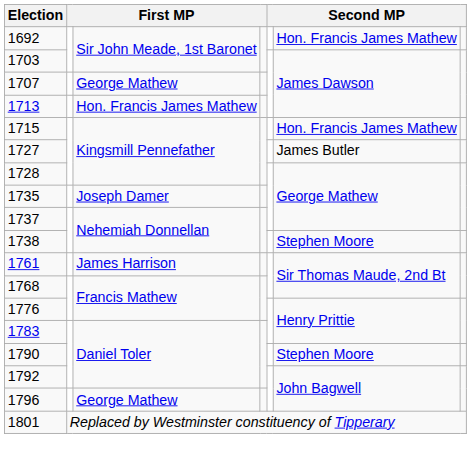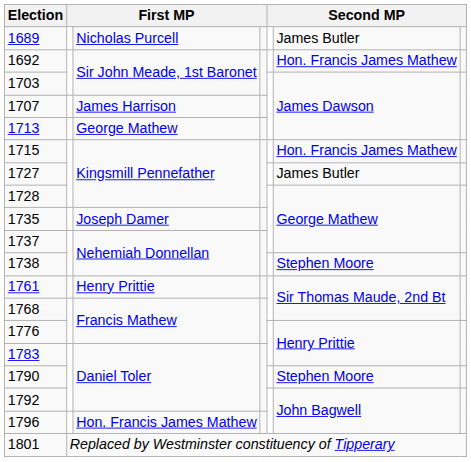+ row: (24, 38)
(127, 83) George Mathew -> (126, 106) James Harrison
(166, 106) Hon. Francis James Mathew -> (127, 128) George Mathew
(126, 264) James Harrison -> (115, 286) Henry Prittie
(127, 399) George Mathew -> (166, 422) Hon. Francis James Mathew
